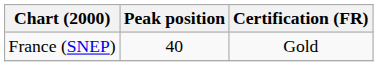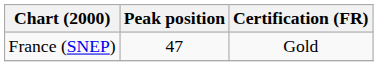(174, 46) 40 -> (174, 46) 47
